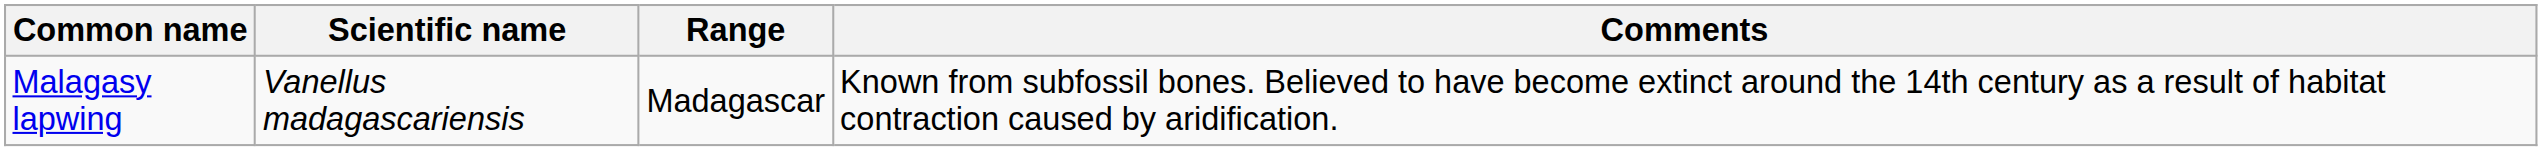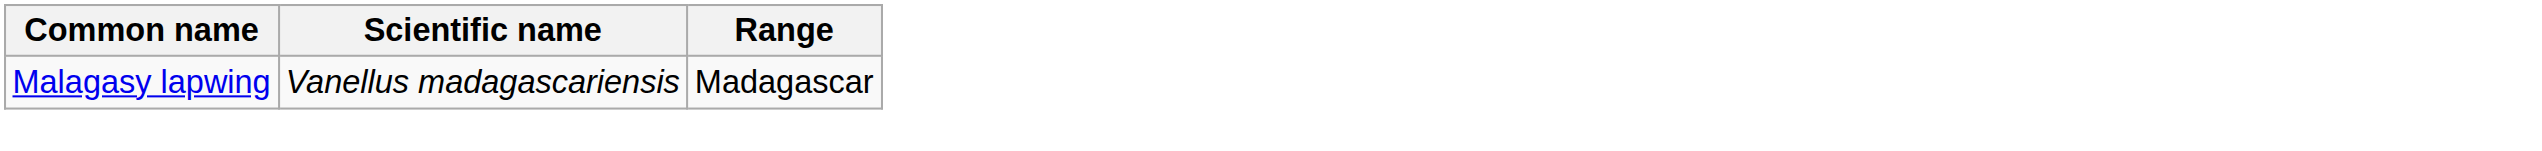- column: (1685, 30)
